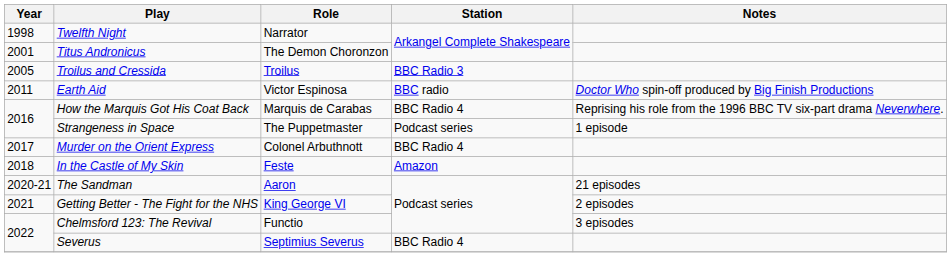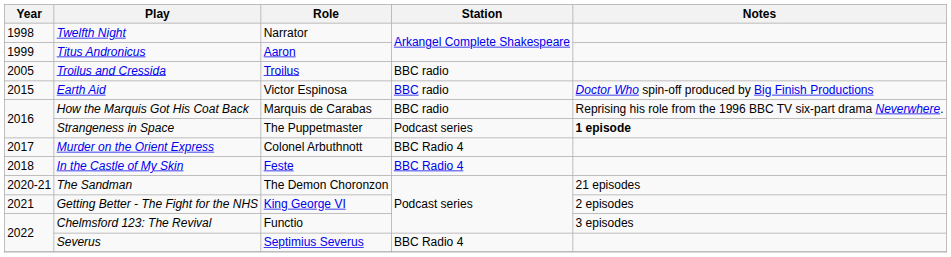(20, 52) 2001 -> (20, 52) 1999
(326, 52) The Demon Choronzon -> (280, 52) Aaron
(429, 71) BBC Radio 3 -> (421, 71) BBC radio
(20, 90) 2011 -> (20, 90) 2015
(429, 109) BBC Radio 4 -> (421, 109) BBC radio
(602, 128) normal -> (603, 128) bold
(416, 166) Amazon -> (429, 166) BBC Radio 4
(280, 185) Aaron -> (326, 185) The Demon Choronzon
